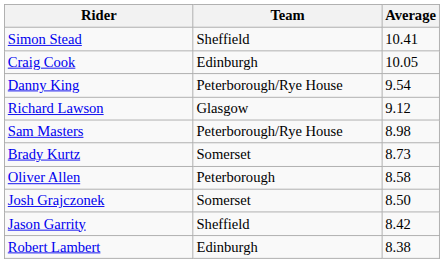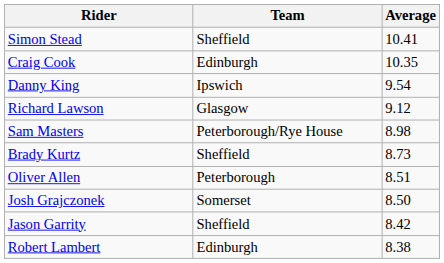(402, 62) 10.05 -> (402, 62) 10.35
(270, 85) Peterborough/Rye House -> (220, 85) Ipswich
(224, 154) Somerset -> (223, 154) Sheffield
(398, 177) 8.58 -> (398, 177) 8.51
